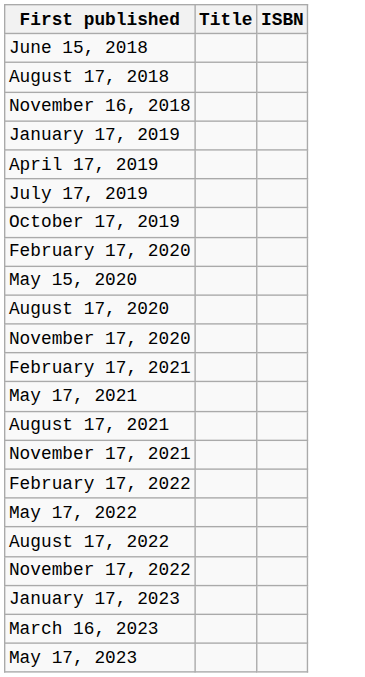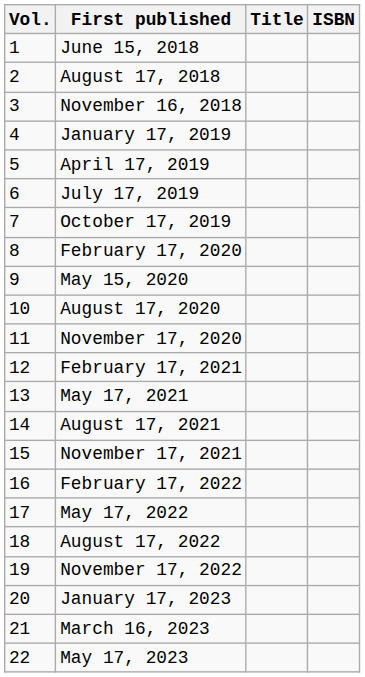+ column: (30, 19)
